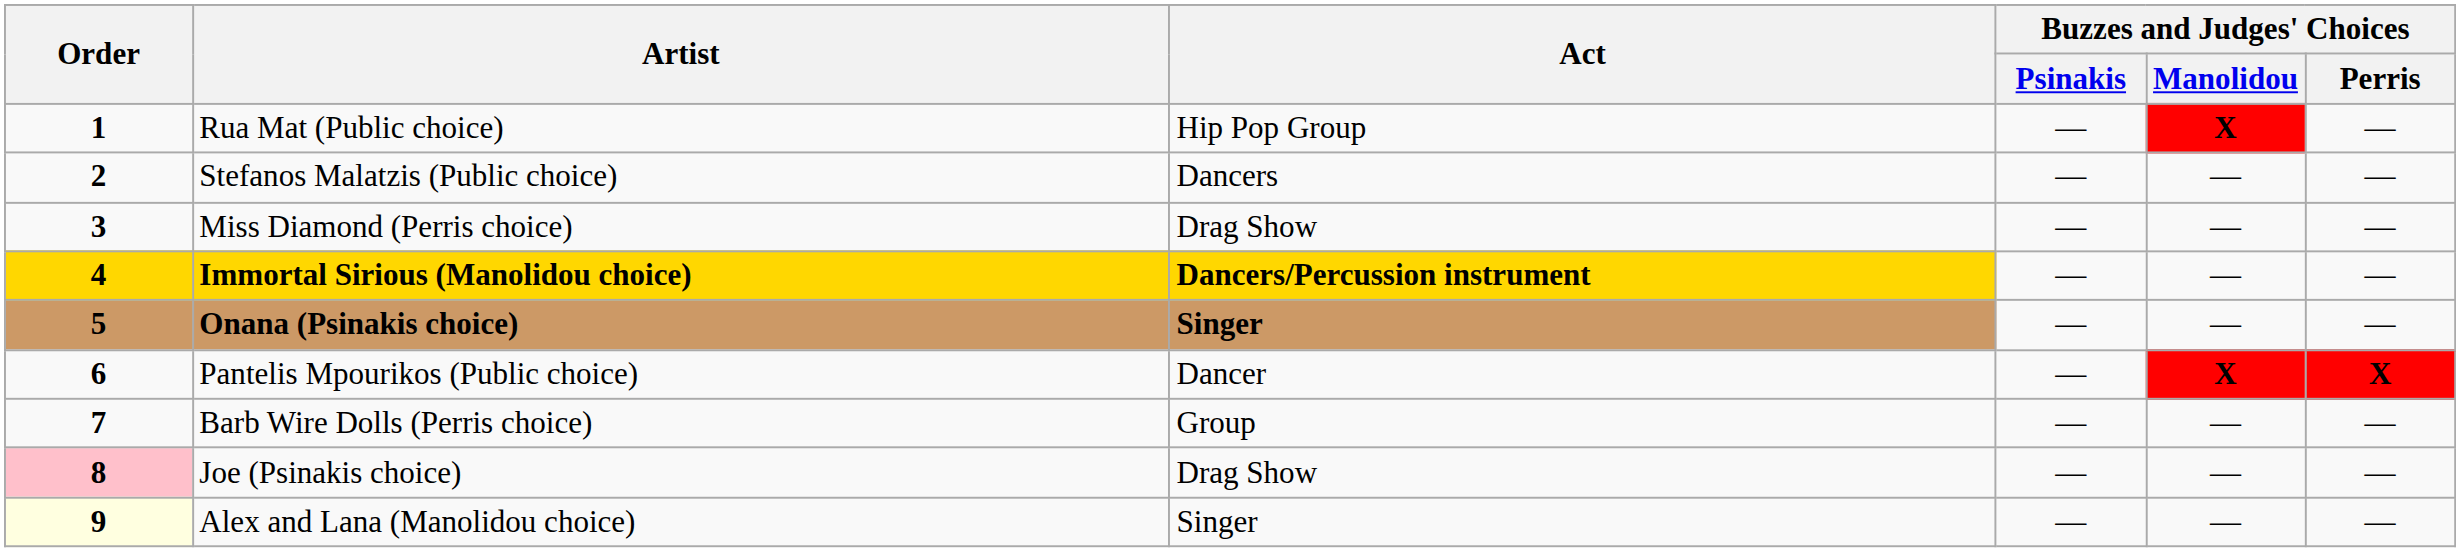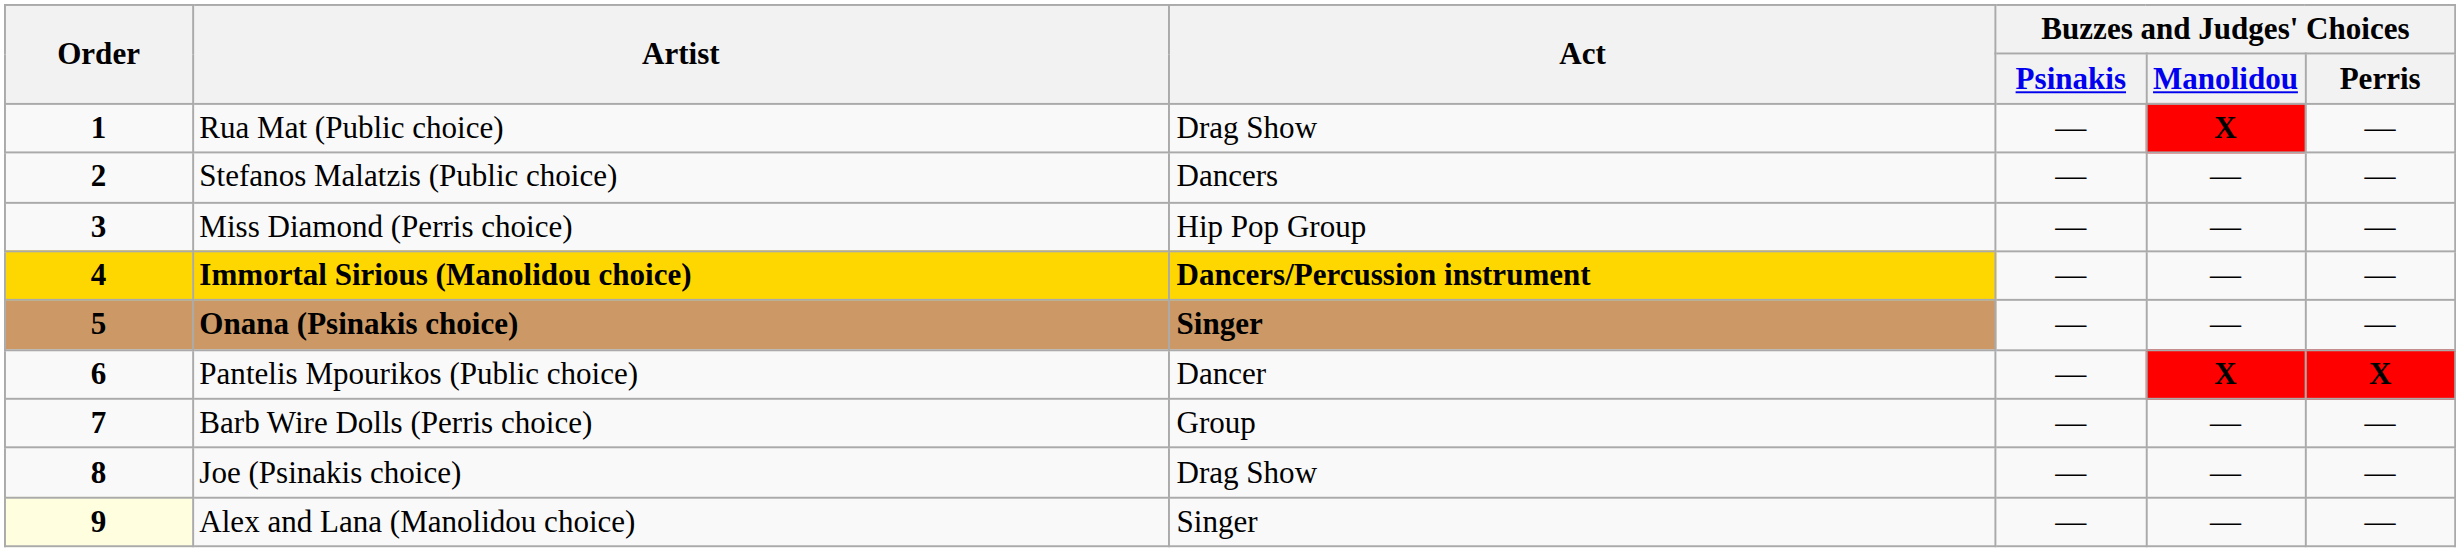(1271, 127) Hip Pop Group -> (1247, 127) Drag Show
(1247, 226) Drag Show -> (1271, 226) Hip Pop Group
(99, 472) pink background -> (99, 472) no background
